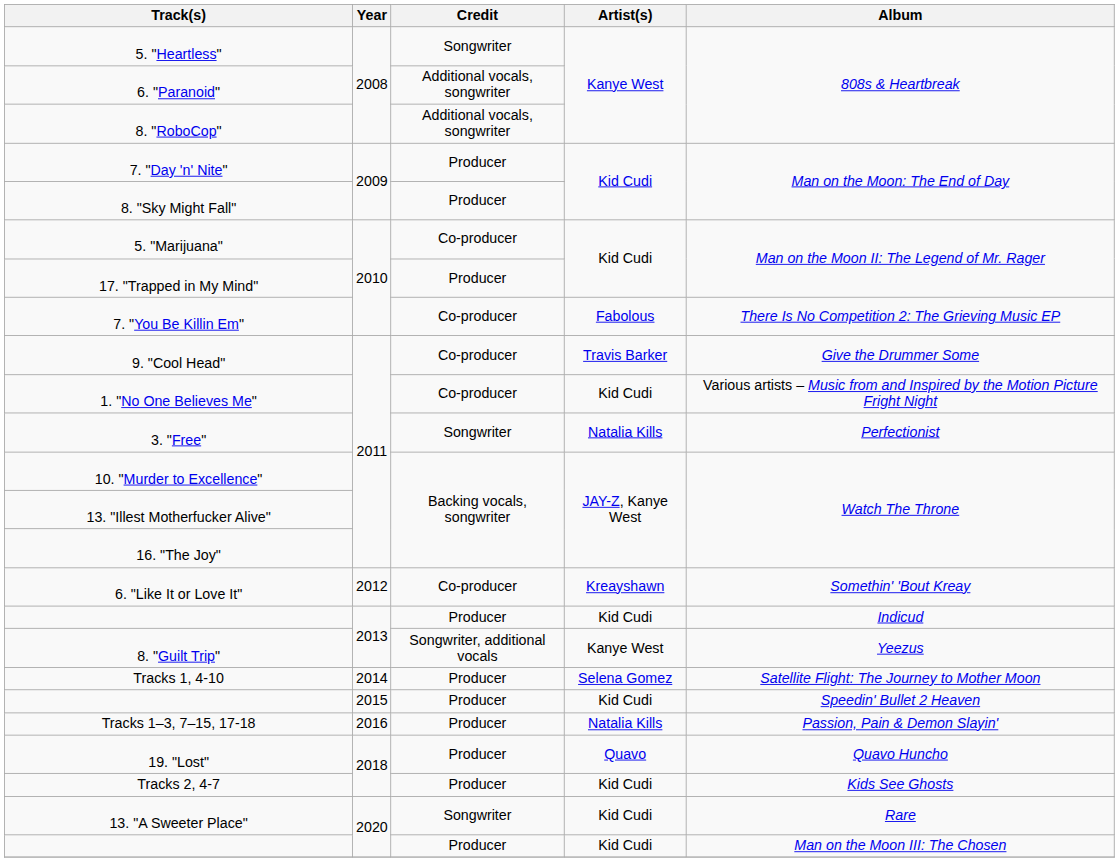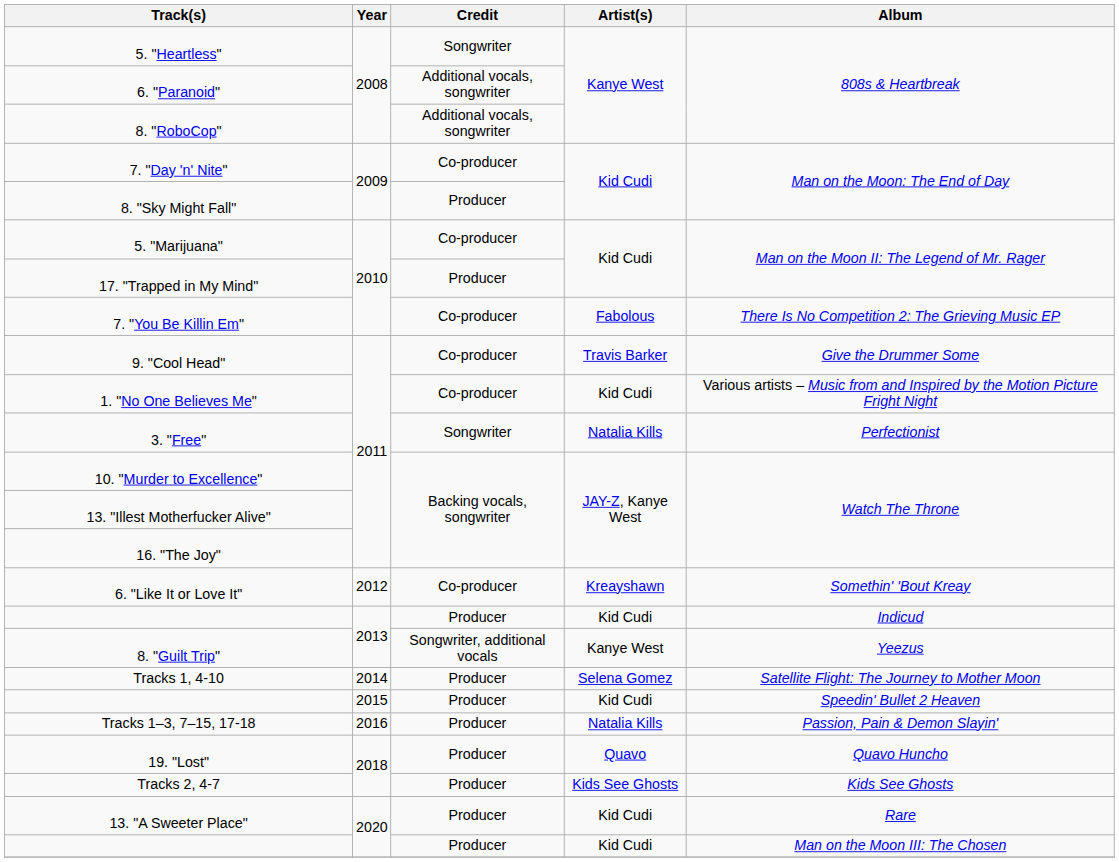(477, 162) Producer -> (477, 162) Co-producer
(625, 784) Kid Cudi -> (625, 784) Kids See Ghosts
(477, 815) Songwriter -> (477, 815) Producer
